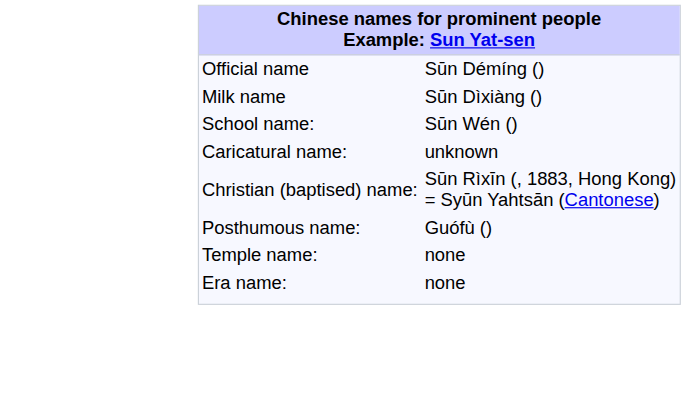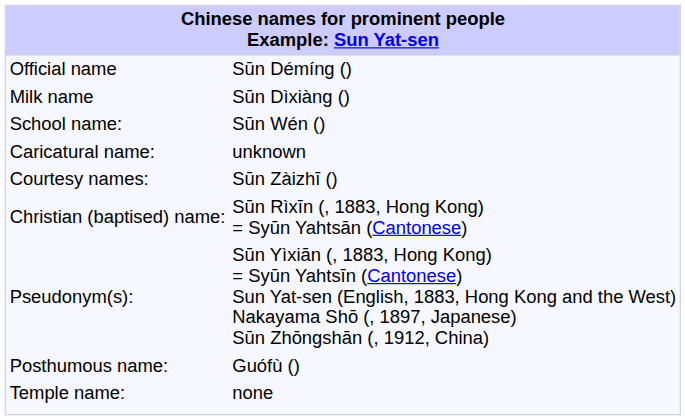+ row: (79, 179)
+ row: (71, 296)
- row: (244, 282)
